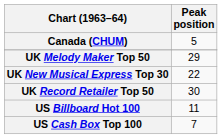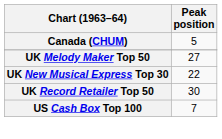(194, 58) 29 -> (194, 58) 27
- row: (88, 108)
